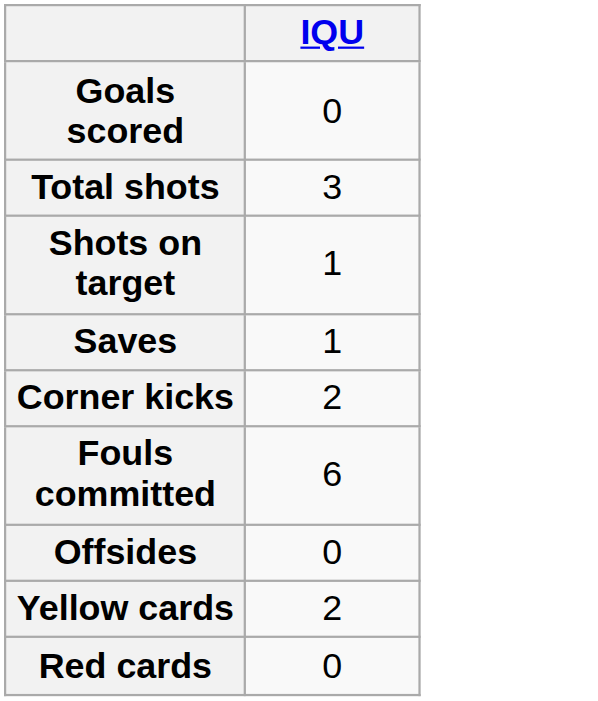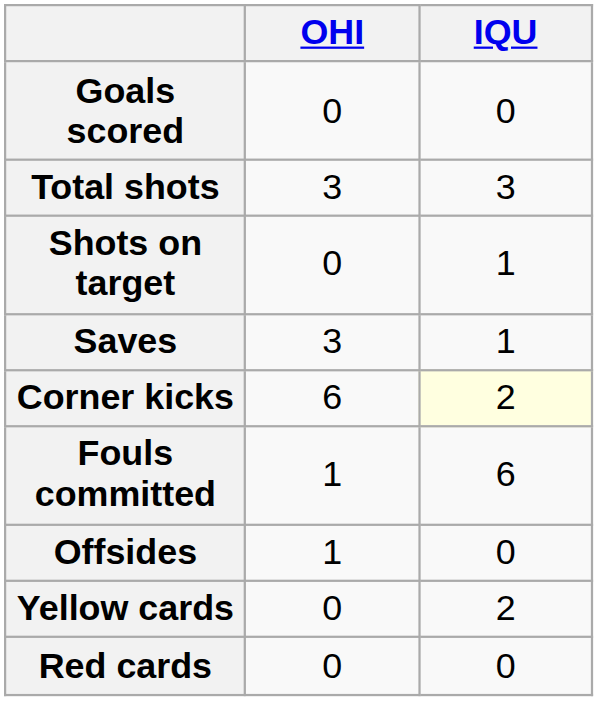+ column: (332, 32)
(332, 397) no background -> (506, 397) lightyellow background
